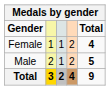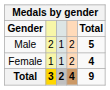rows swapped: (25, 61) <-> (25, 45)
